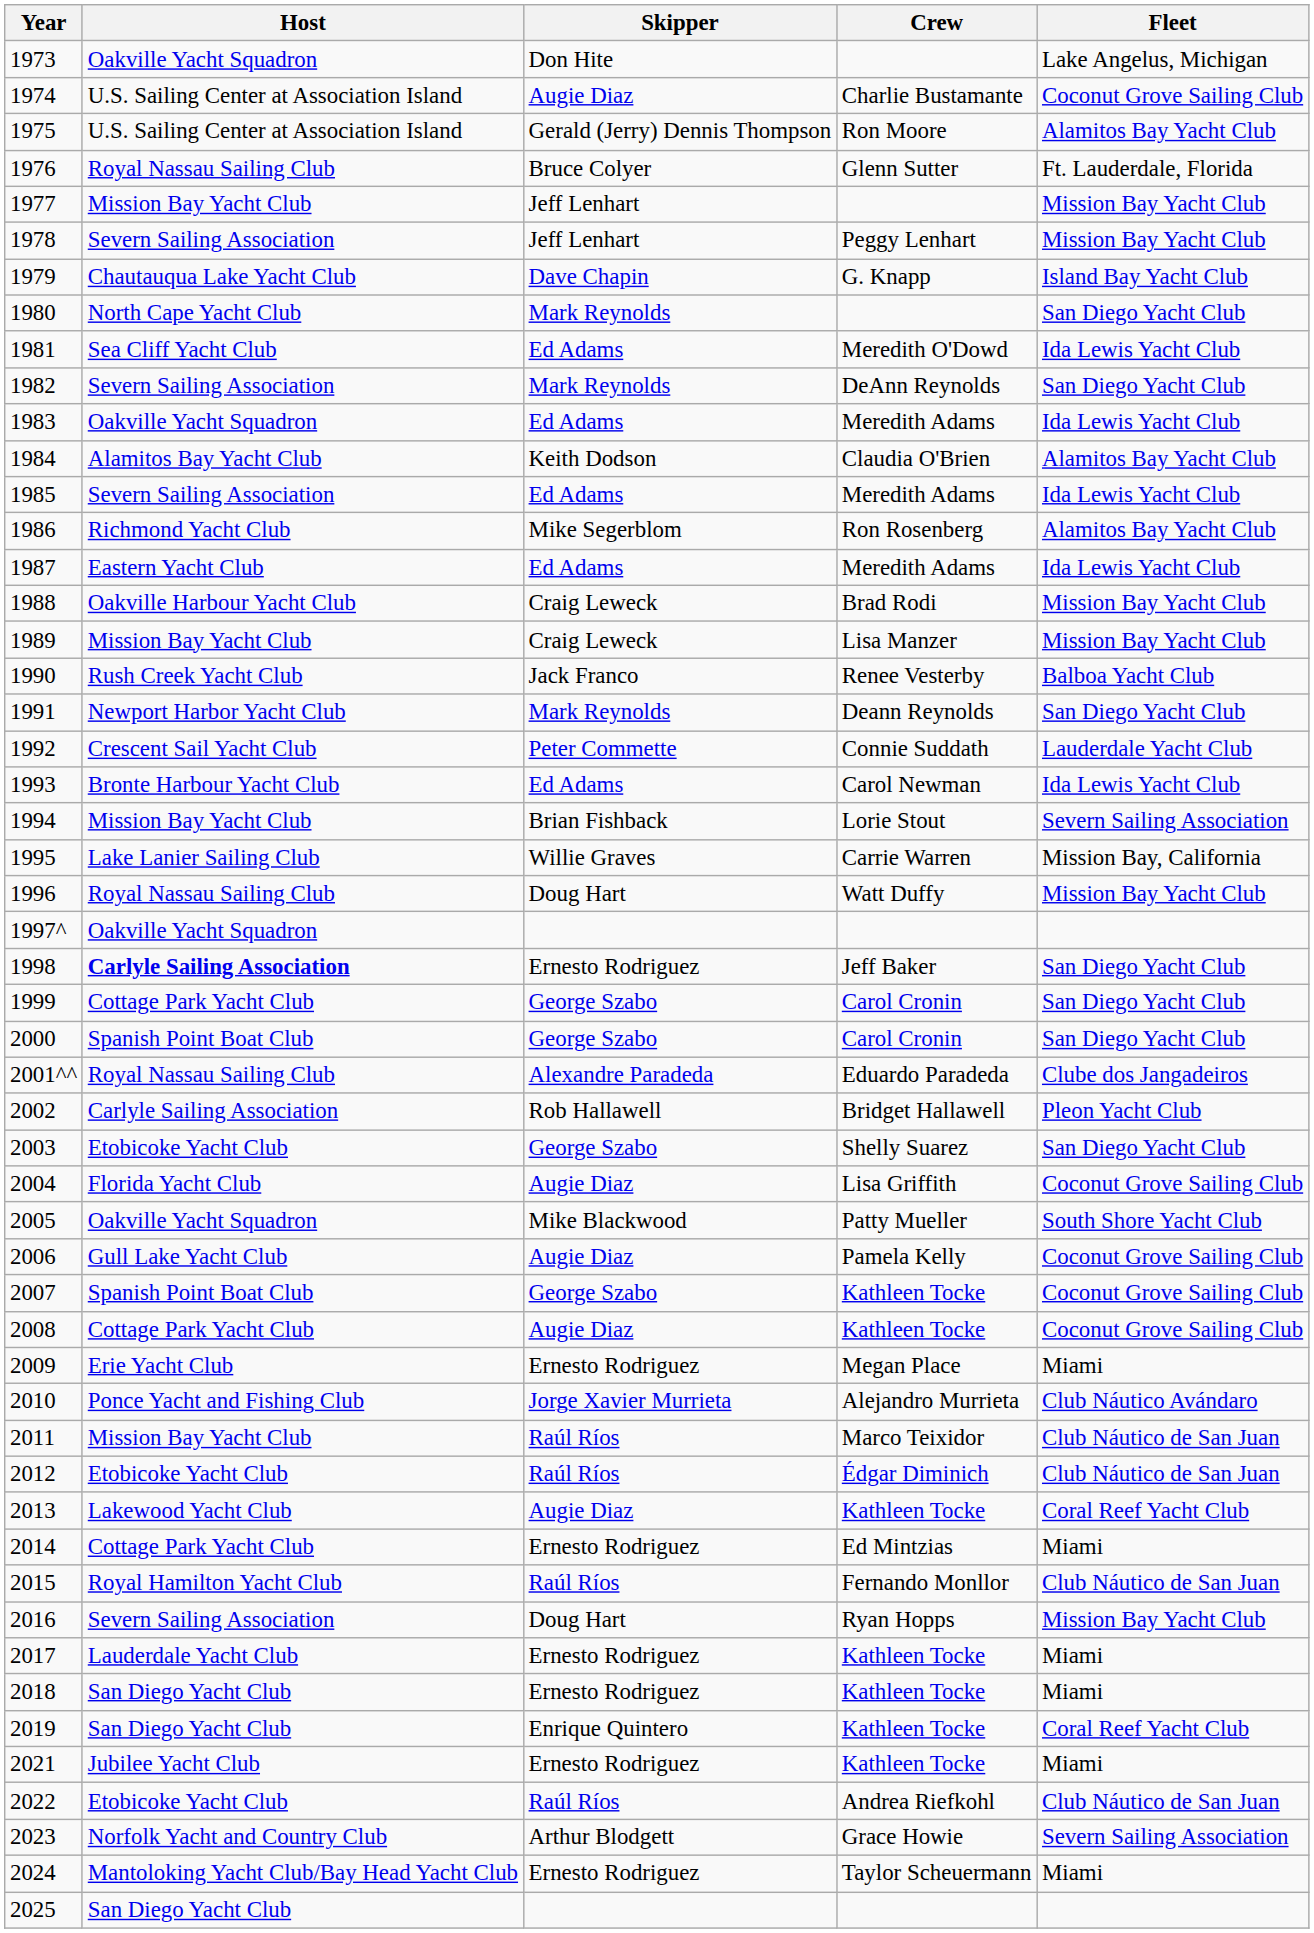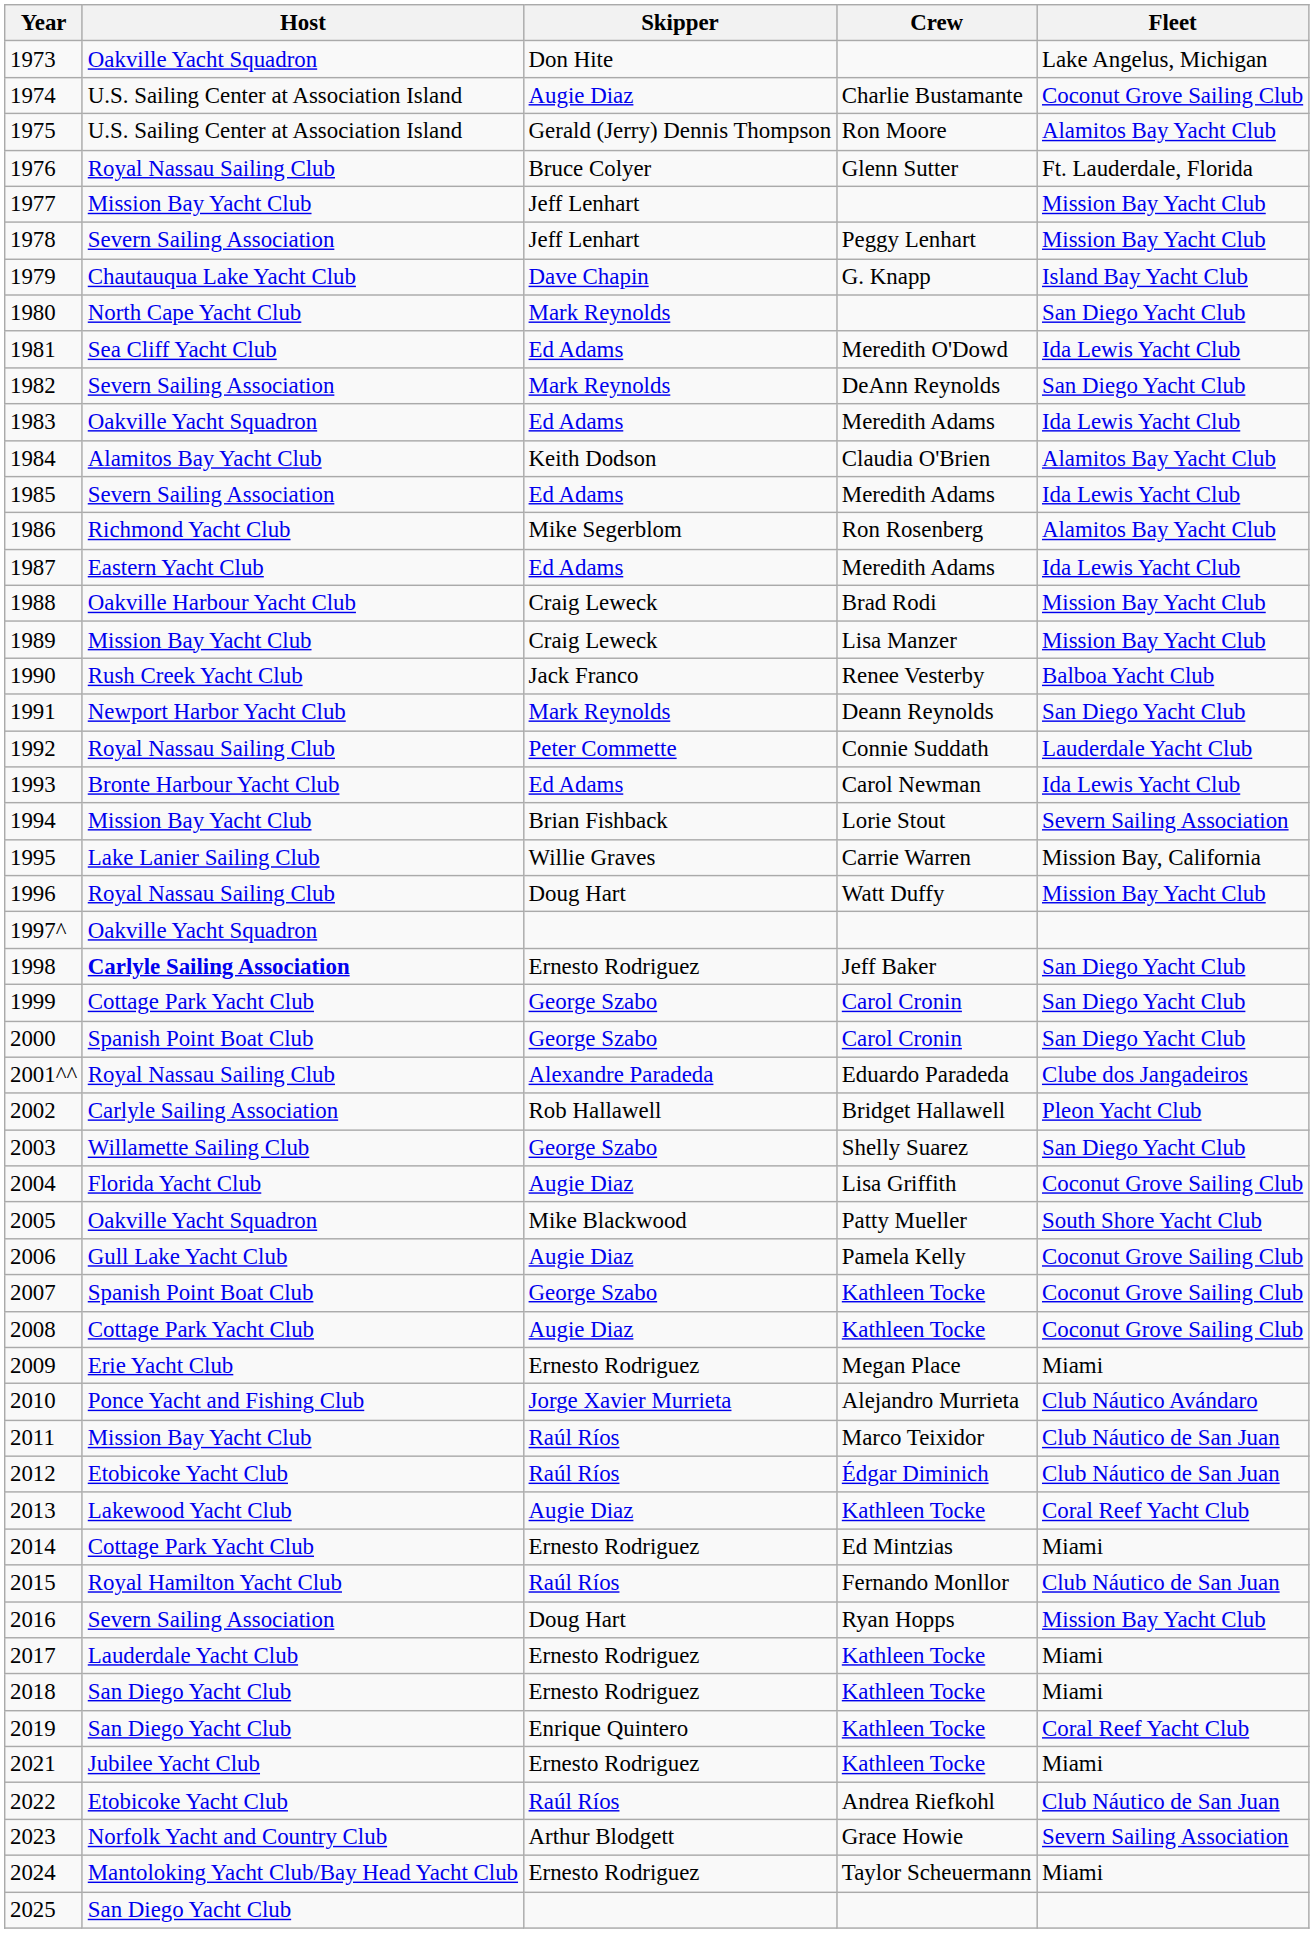(202, 748) Crescent Sail Yacht Club -> (211, 748) Royal Nassau Sailing Club
(188, 1147) Etobicoke Yacht Club -> (199, 1147) Willamette Sailing Club
